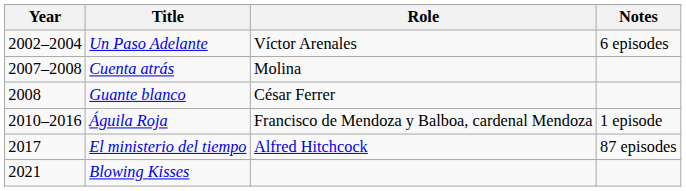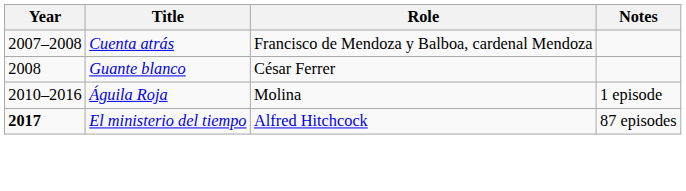- row: (148, 43)
(278, 69) Molina -> (423, 43) Francisco de Mendoza y Balboa, cardenal Mendoza
(423, 120) Francisco de Mendoza y Balboa, cardenal Mendoza -> (278, 95) Molina
(25, 146) normal -> (25, 120) bold
- row: (139, 172)
